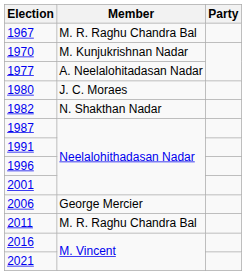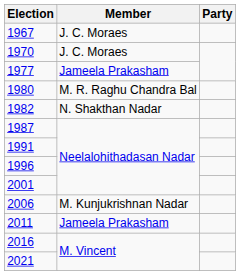(128, 33) M. R. Raghu Chandra Bal -> (93, 33) J. C. Moraes
(124, 52) M. Kunjukrishnan Nadar -> (93, 52) J. C. Moraes
(131, 71) A. Neelalohitadasan Nadar -> (114, 71) Jameela Prakasham
(93, 90) J. C. Moraes -> (128, 90) M. R. Raghu Chandra Bal
(101, 204) George Mercier -> (124, 204) M. Kunjukrishnan Nadar
(128, 223) M. R. Raghu Chandra Bal -> (114, 223) Jameela Prakasham
